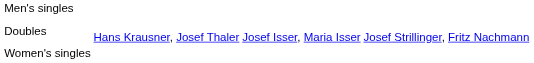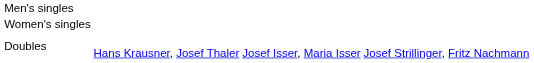rows swapped: (47, 53) <-> (25, 31)
